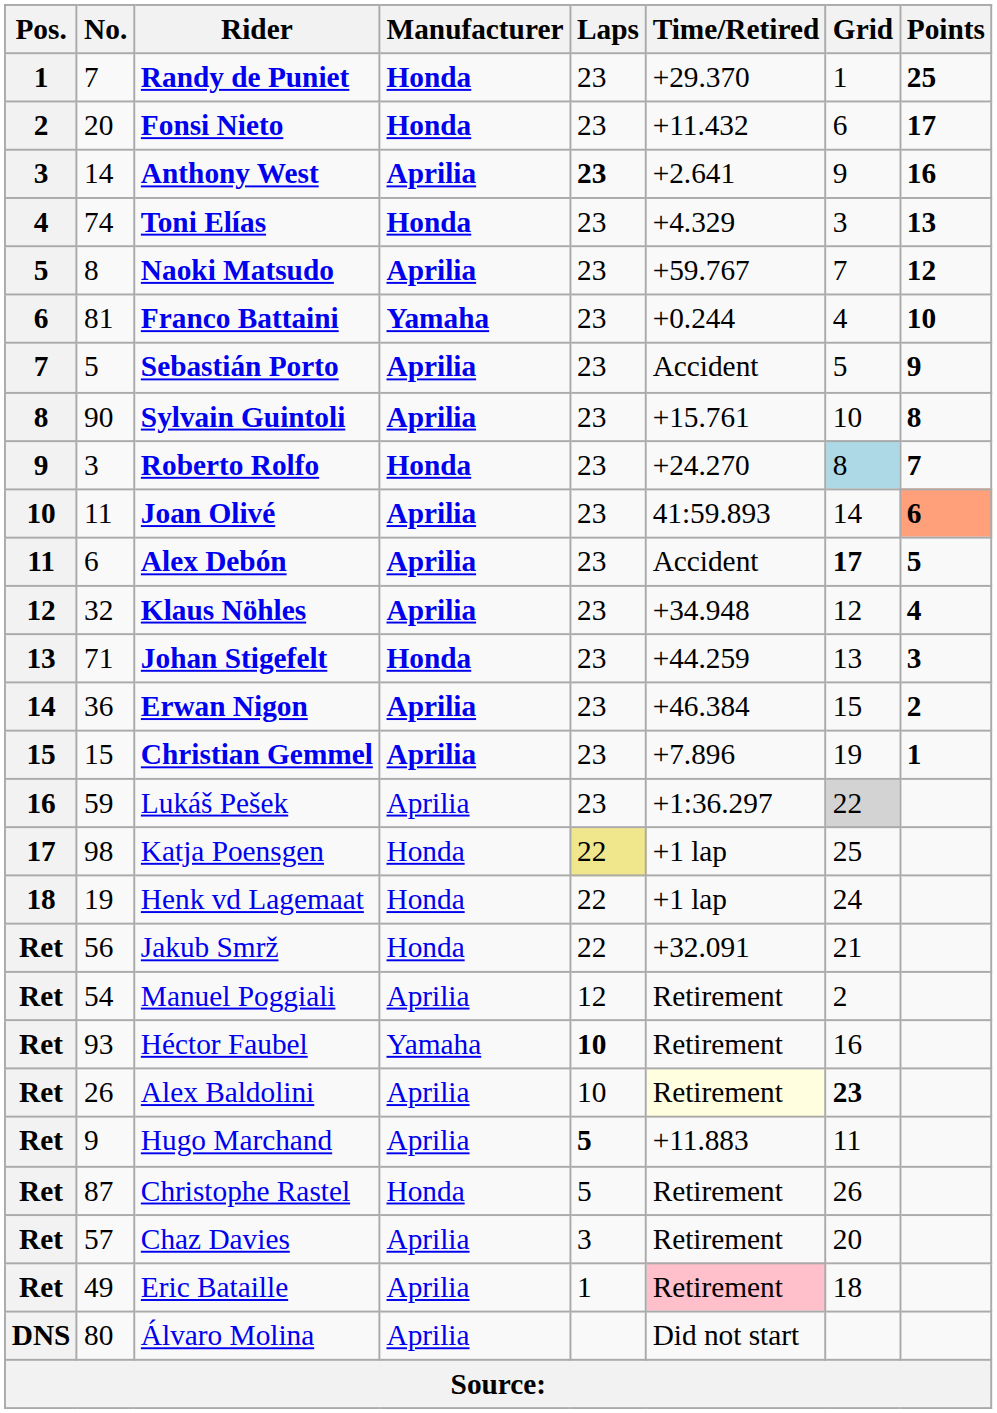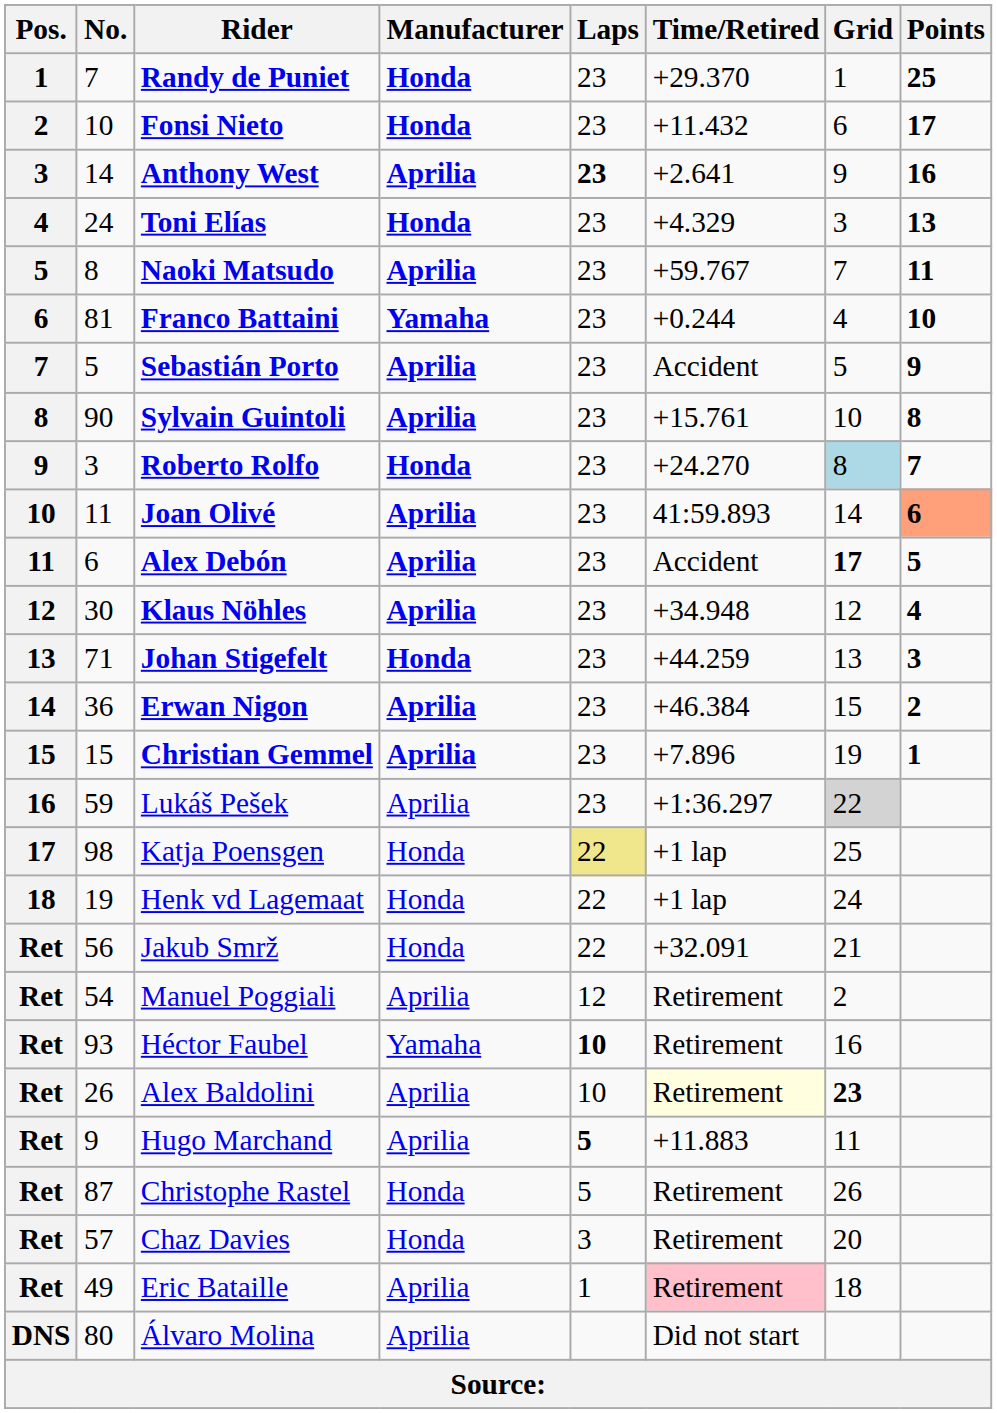(99, 125) 20 -> (99, 125) 10
(99, 222) 74 -> (99, 222) 24
(921, 270) 12 -> (921, 270) 11
(99, 609) 32 -> (99, 609) 30
(428, 1238) Aprilia -> (426, 1238) Honda
